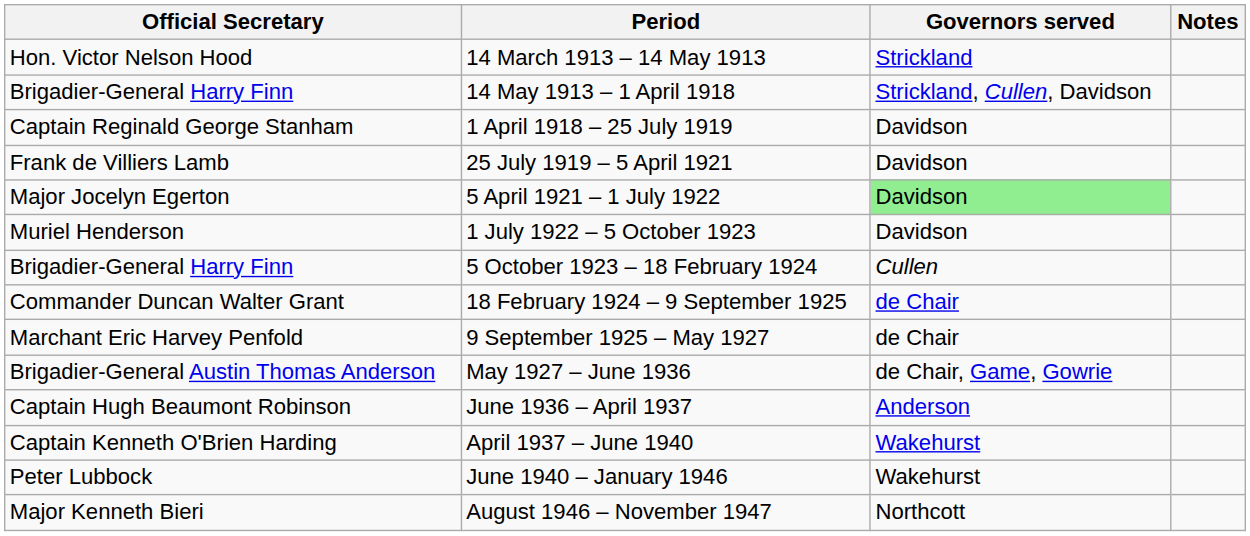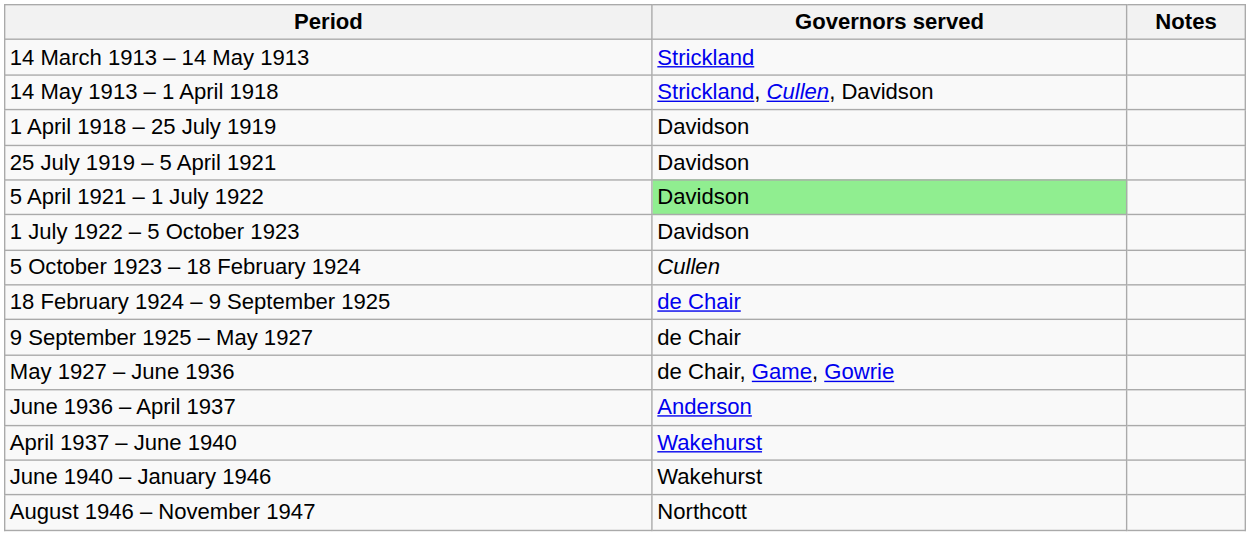- column: (233, 22)
